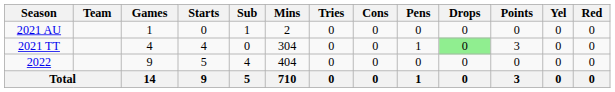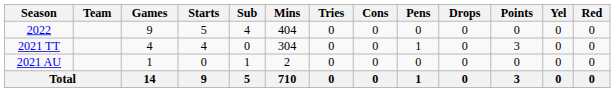rows swapped: (39, 29) <-> (39, 62)
(465, 46) lightgreen background -> (465, 46) no background
